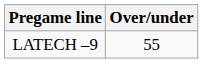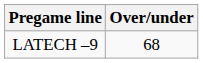(152, 44) 55 -> (152, 44) 68
